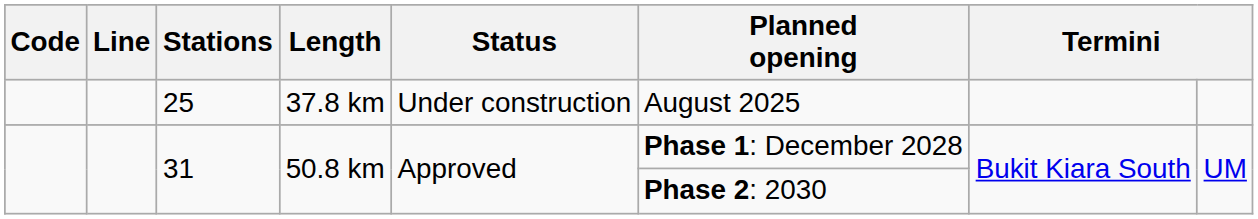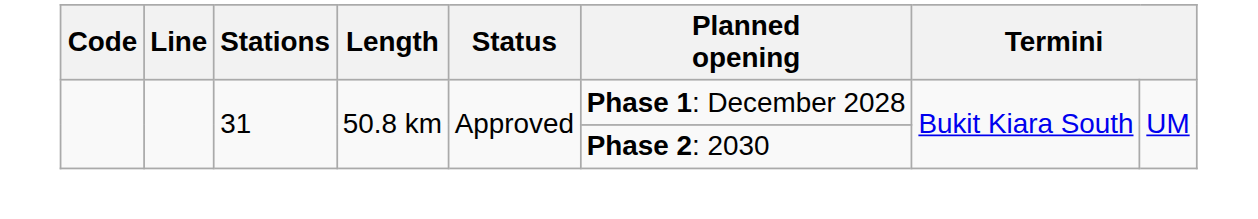- row: (178, 102)
